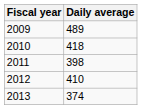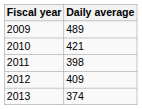(75, 46) 418 -> (75, 46) 421
(75, 79) 410 -> (75, 79) 409
